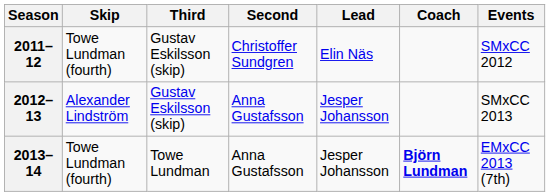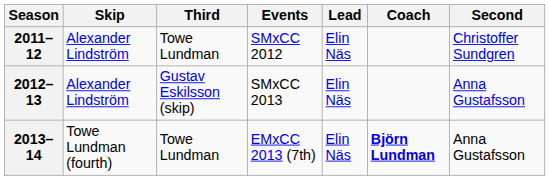columns swapped: (273, 15) <-> (511, 15)
(95, 54) Towe Lundman (fourth) -> (98, 46) Alexander Lindström
(180, 54) Gustav Eskilsson (skip) -> (189, 46) Towe Lundman
(354, 109) Jesper Johansson -> (338, 92) Elin Näs
(354, 163) Jesper Johansson -> (338, 147) Elin Näs
